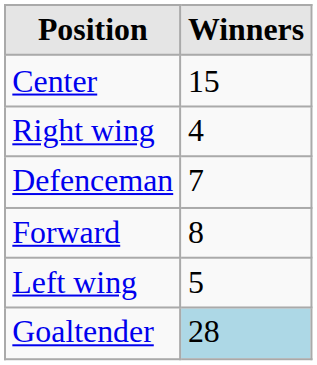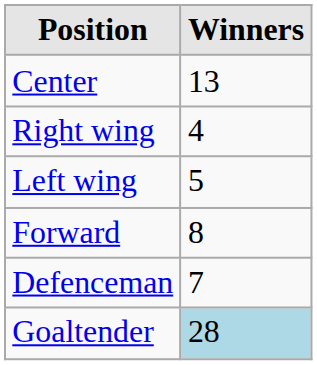(204, 80) 15 -> (204, 80) 13
rows swapped: (75, 282) <-> (93, 181)
